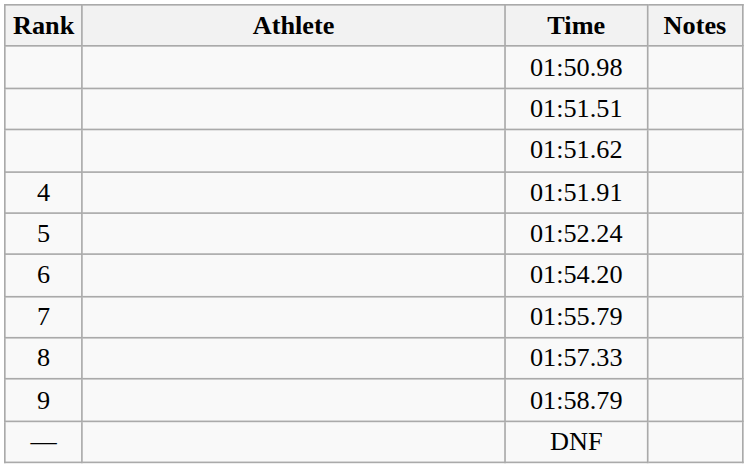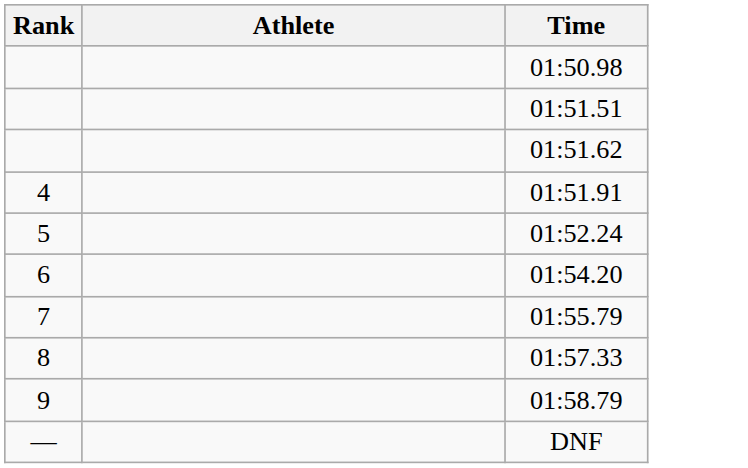- column: (695, 25)
